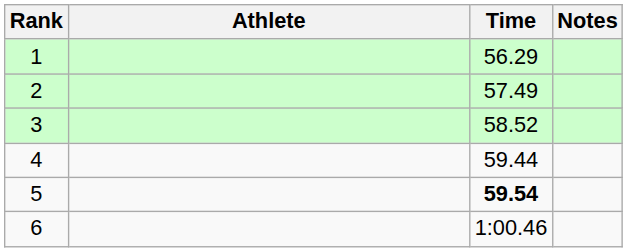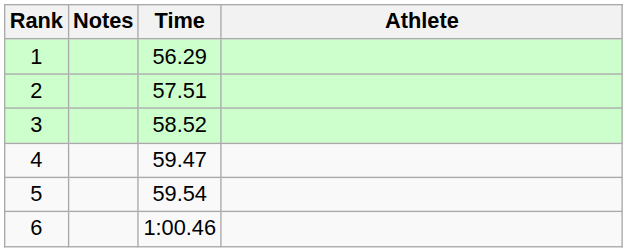columns swapped: (269, 21) <-> (588, 21)
(511, 90) 57.49 -> (180, 90) 57.51
(511, 159) 59.44 -> (180, 159) 59.47
(511, 194) bold -> (180, 194) normal
